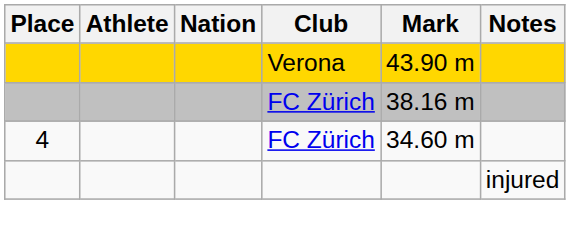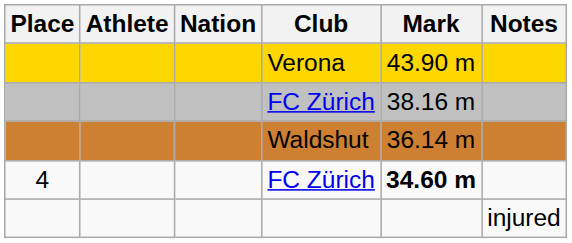+ row: (42, 141)
(430, 140) normal -> (431, 179) bold
